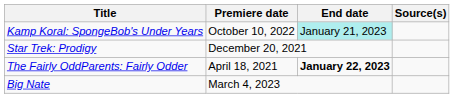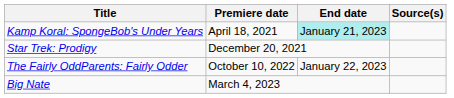(252, 31) October 10, 2022 -> (243, 31) April 18, 2021
(243, 66) April 18, 2021 -> (252, 66) October 10, 2022
(345, 66) bold -> (343, 66) normal
